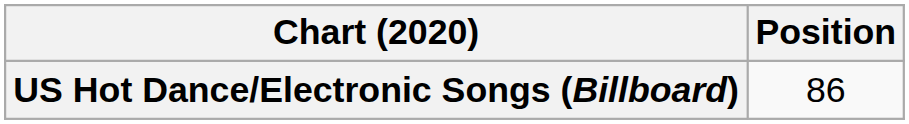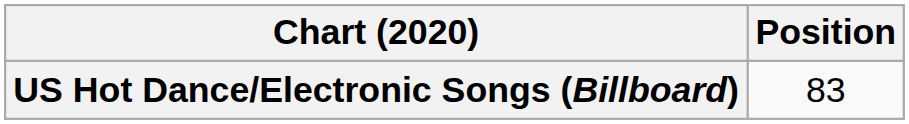(826, 89) 86 -> (826, 89) 83
